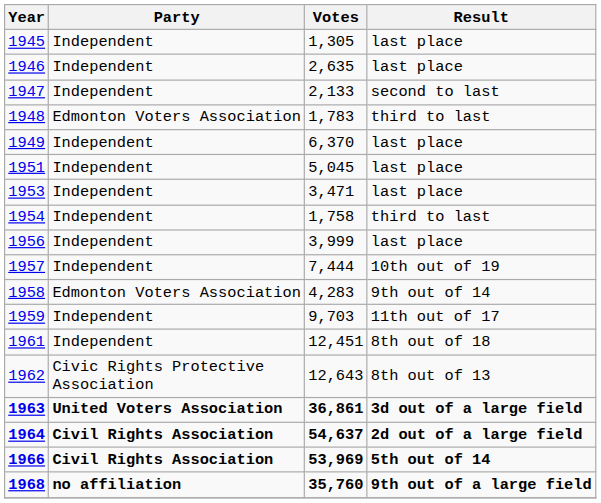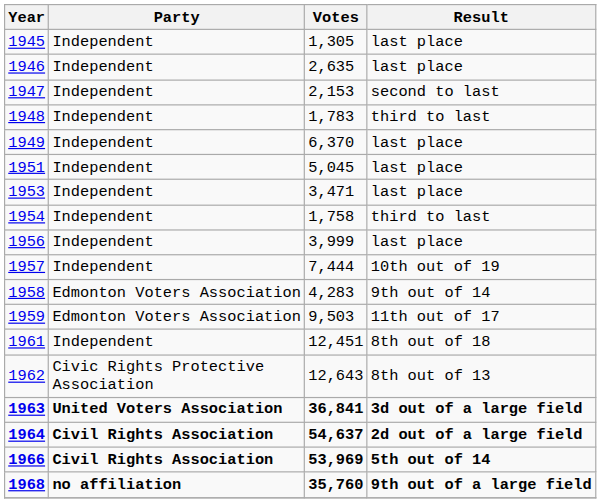(331, 92) 2,133 -> (331, 92) 2,153
(177, 117) Edmonton Voters Association -> (103, 117) Independent
(103, 317) Independent -> (177, 317) Edmonton Voters Association
(331, 317) 9,703 -> (331, 317) 9,503
(336, 410) 36,861 -> (336, 410) 36,841
